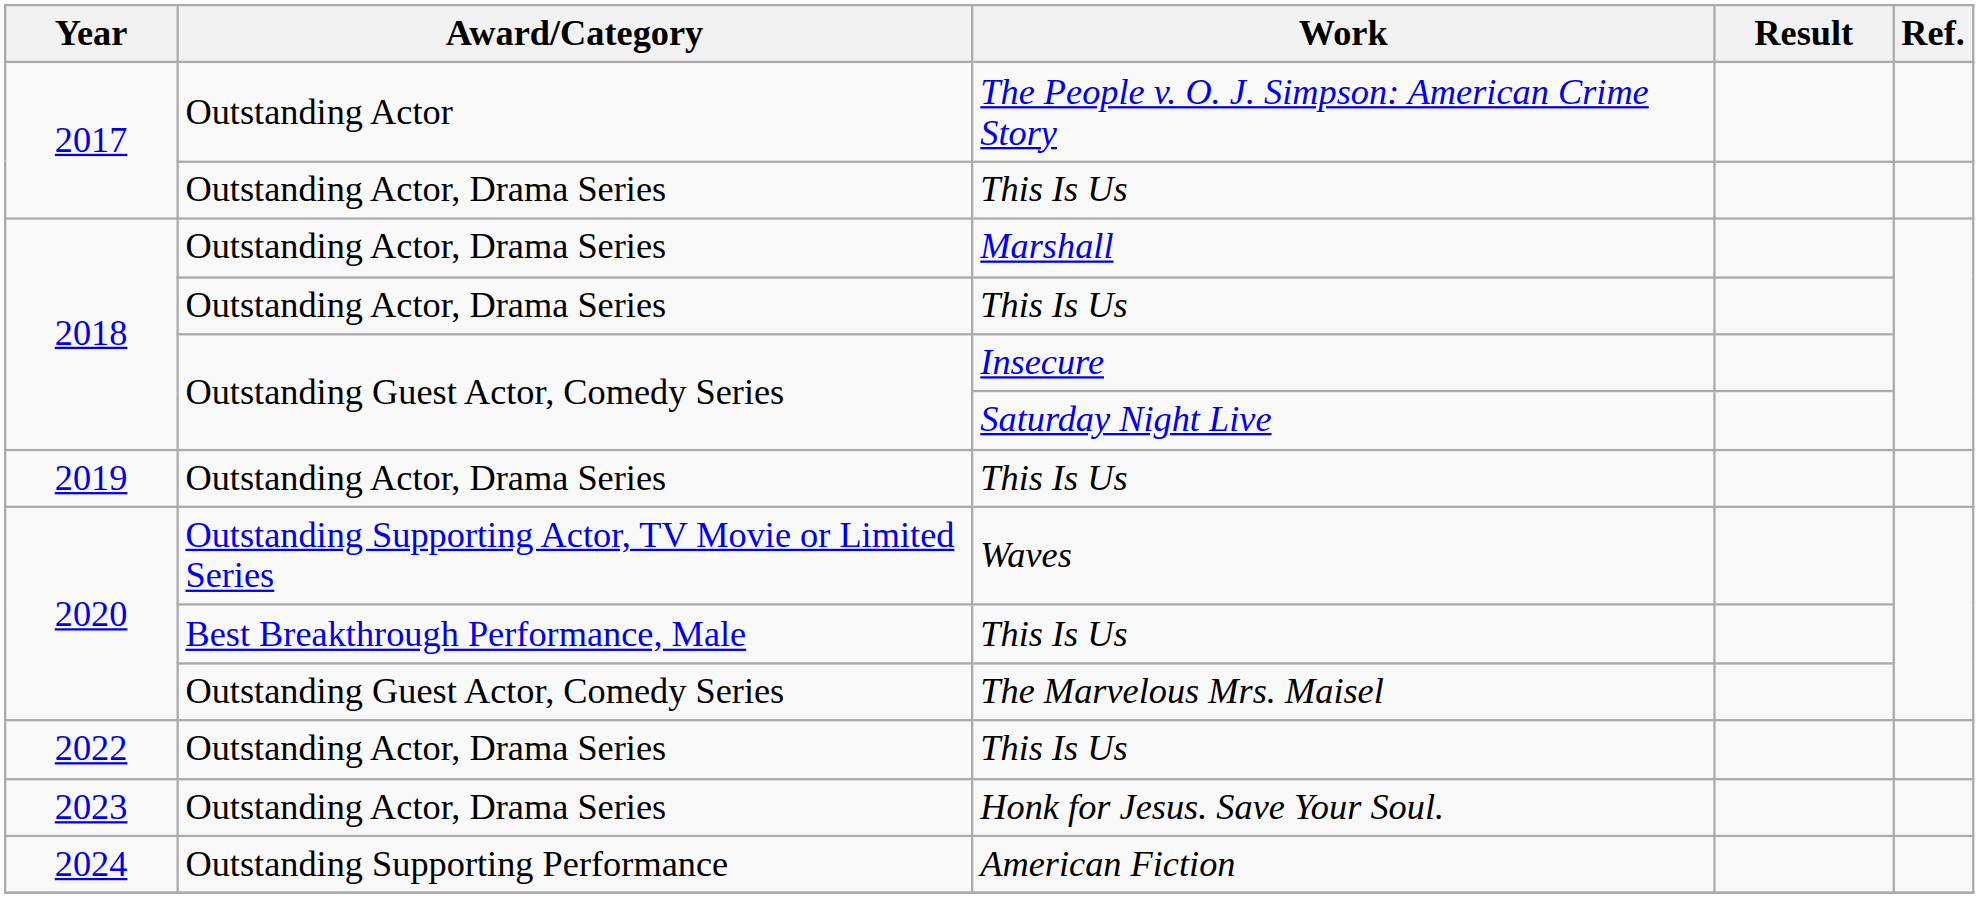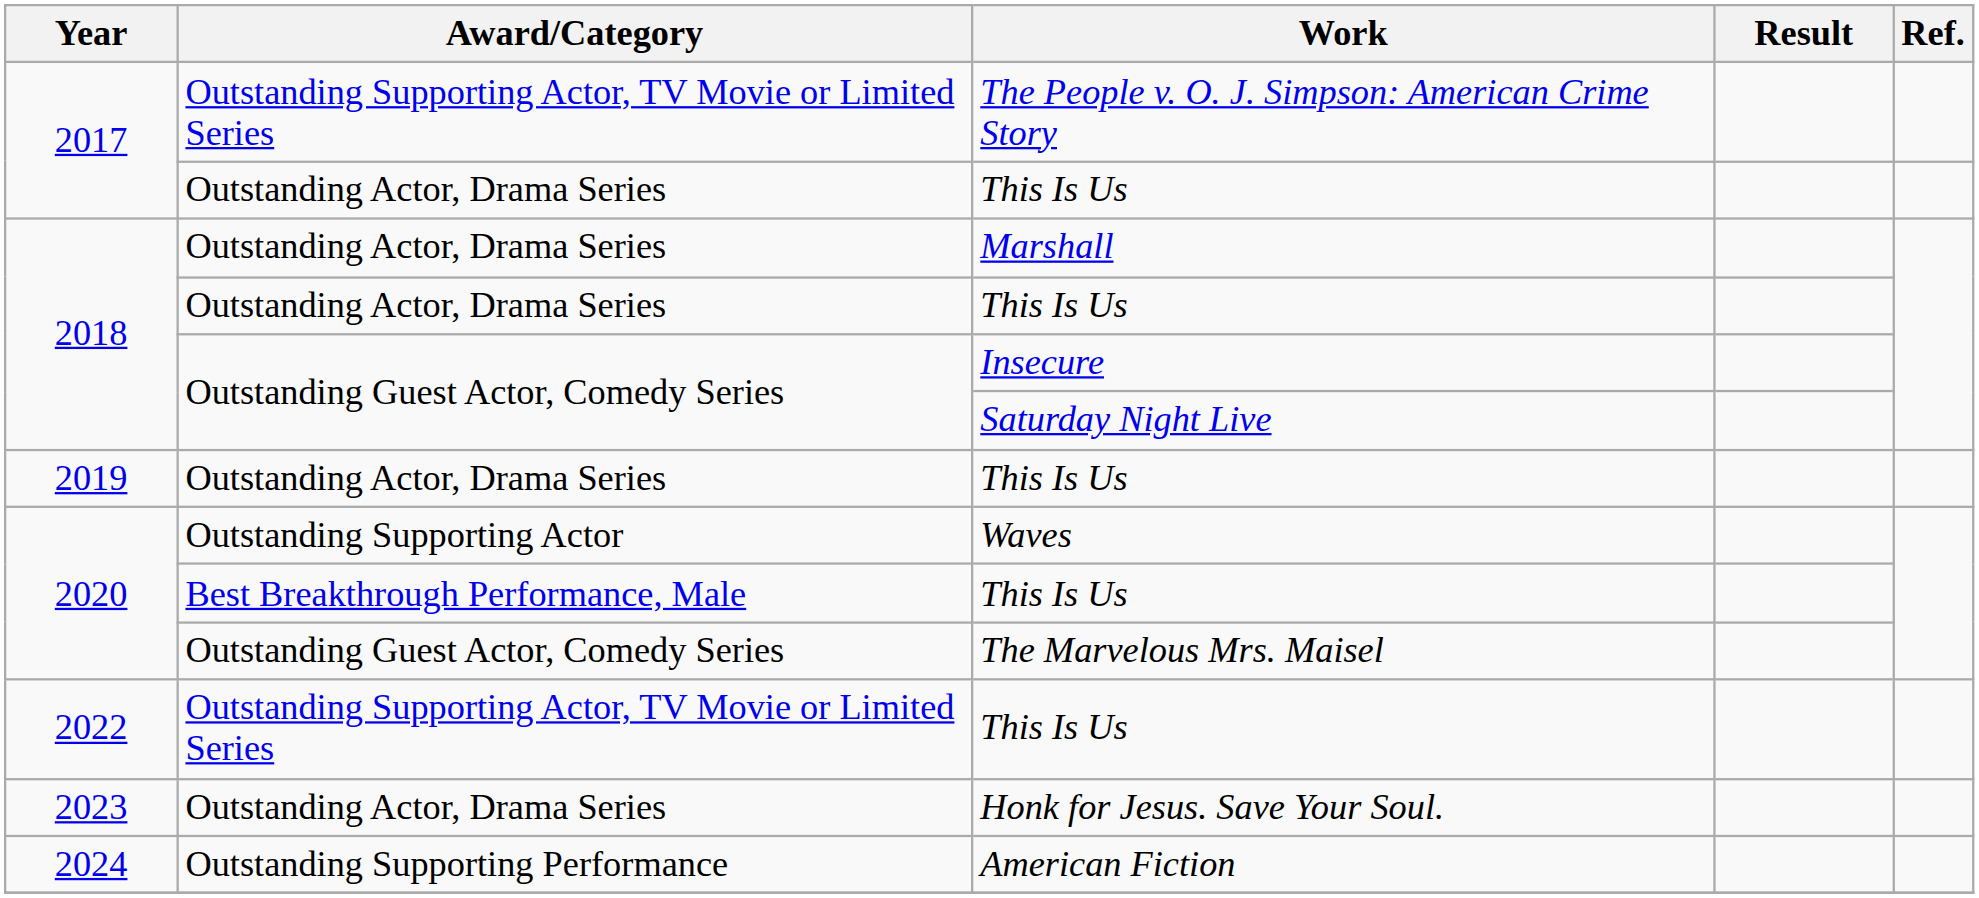(319, 111) Outstanding Actor -> (570, 111) Outstanding Supporting Actor, TV Movie or Limited Series
(570, 555) Outstanding Supporting Actor, TV Movie or Limited Series -> (404, 534) Outstanding Supporting Actor
(426, 748) Outstanding Actor, Drama Series -> (570, 728) Outstanding Supporting Actor, TV Movie or Limited Series
